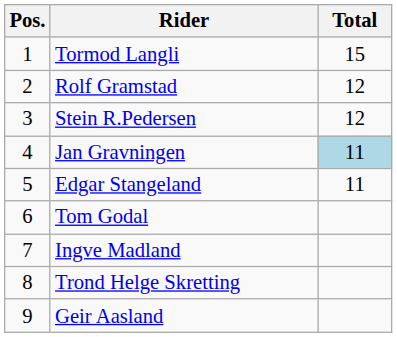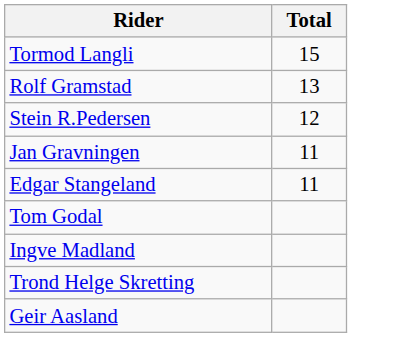- column: (27, 20)
(355, 86) 12 -> (309, 86) 13
(355, 151) lightblue background -> (309, 151) no background
